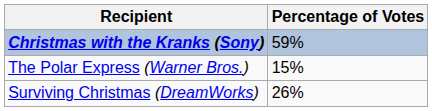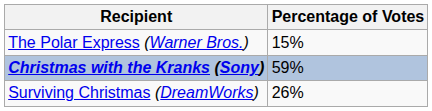rows swapped: (136, 42) <-> (129, 67)
